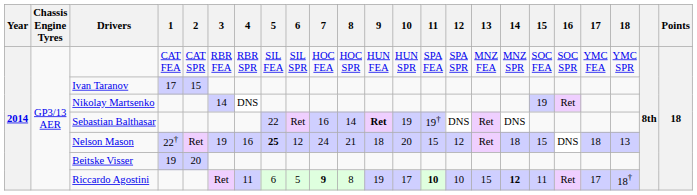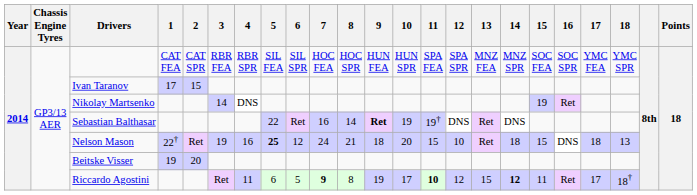(459, 141) 12 -> (459, 141) 10
(459, 179) 10 -> (459, 179) 12
